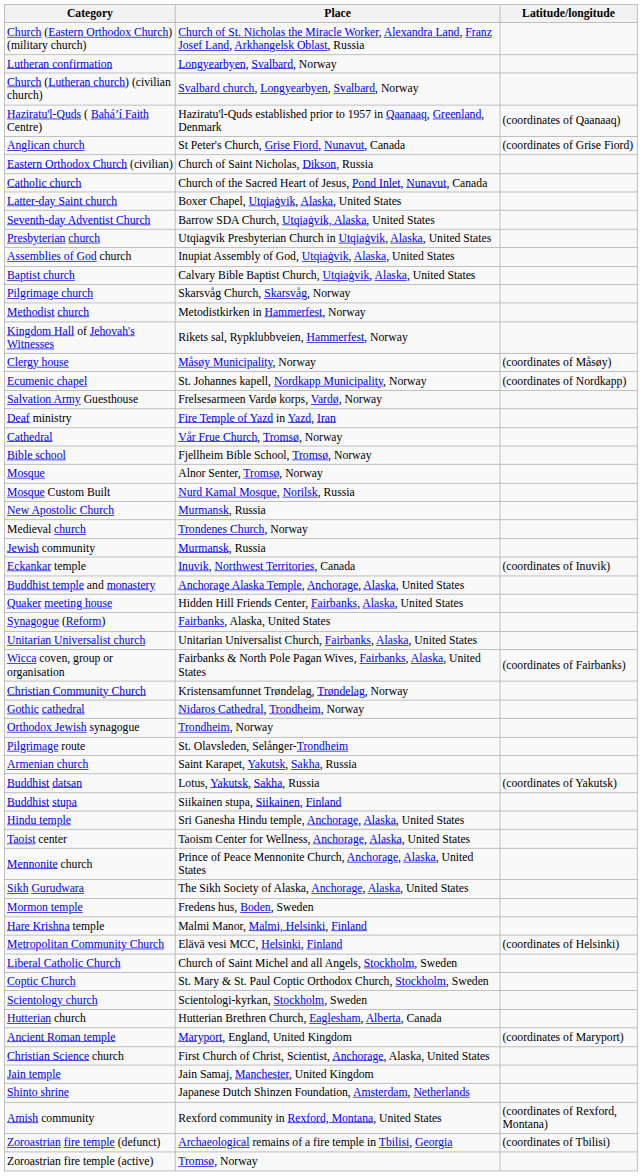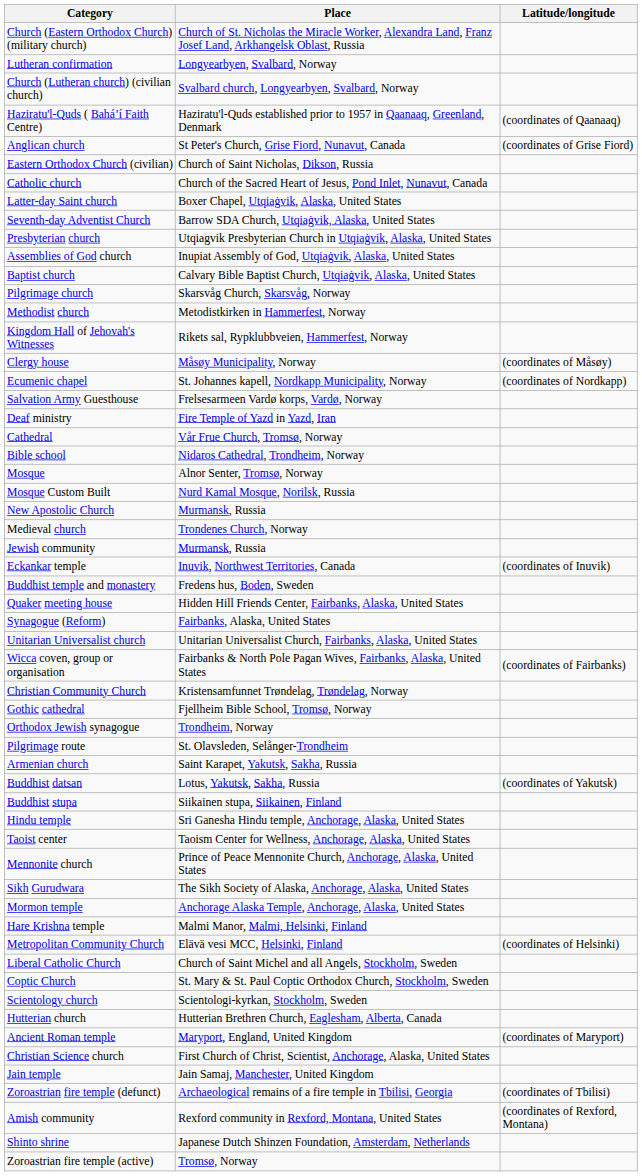(275, 455) Fjellheim Bible School, Tromsø, Norway -> (271, 455) Nidaros Cathedral, Trondheim, Norway
(321, 584) Anchorage Alaska Temple, Anchorage, Alaska, United States -> (246, 584) Fredens hus, Boden, Sweden
(271, 709) Nidaros Cathedral, Trondheim, Norway -> (275, 709) Fjellheim Bible School, Tromsø, Norway
(246, 907) Fredens hus, Boden, Sweden -> (321, 907) Anchorage Alaska Temple, Anchorage, Alaska, United States
rows swapped: (38, 1092) <-> (84, 1143)
